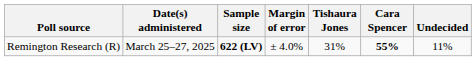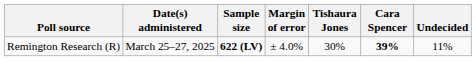(335, 46) 31% -> (335, 46) 30%
(387, 46) 55% -> (387, 46) 39%
